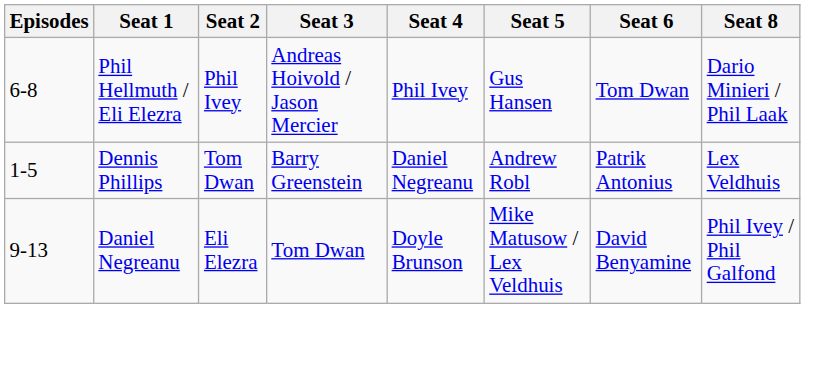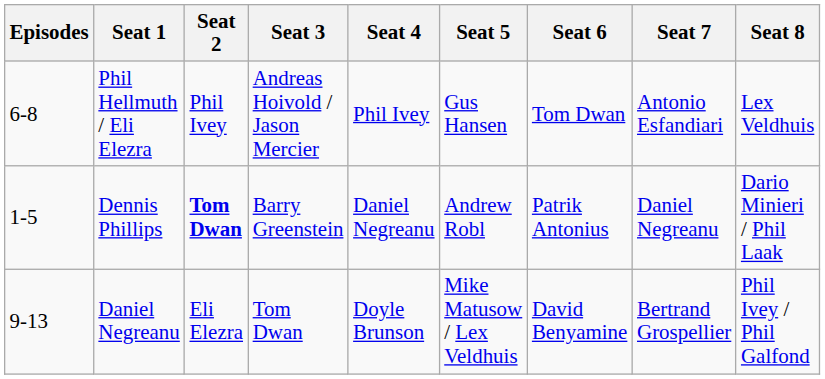+ column: (684, 32)
(747, 89) Dario Minieri / Phil Laak -> (778, 113) Lex Veldhuis
(229, 170) normal -> (216, 217) bold
(743, 170) Lex Veldhuis -> (772, 217) Dario Minieri / Phil Laak
